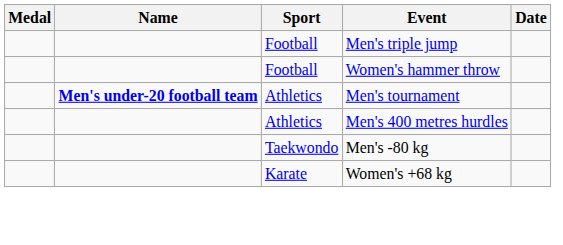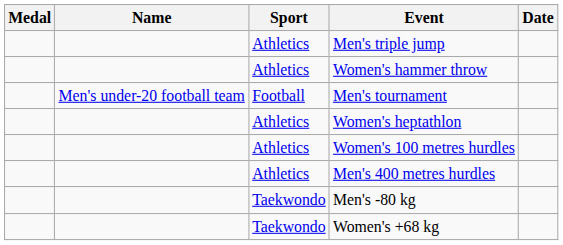(291, 43) Football -> (281, 43) Athletics
(291, 69) Football -> (281, 69) Athletics
(158, 95) bold -> (152, 95) normal
(293, 95) Athletics -> (279, 95) Football
+ row: (397, 121)
+ row: (424, 148)
(286, 174) Karate -> (289, 226) Taekwondo
